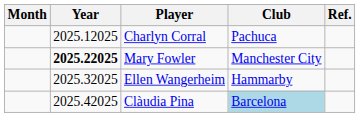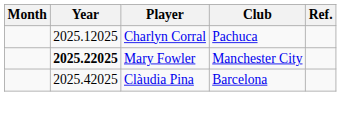- row: (174, 79)
(259, 101) lightblue background -> (240, 79) no background
